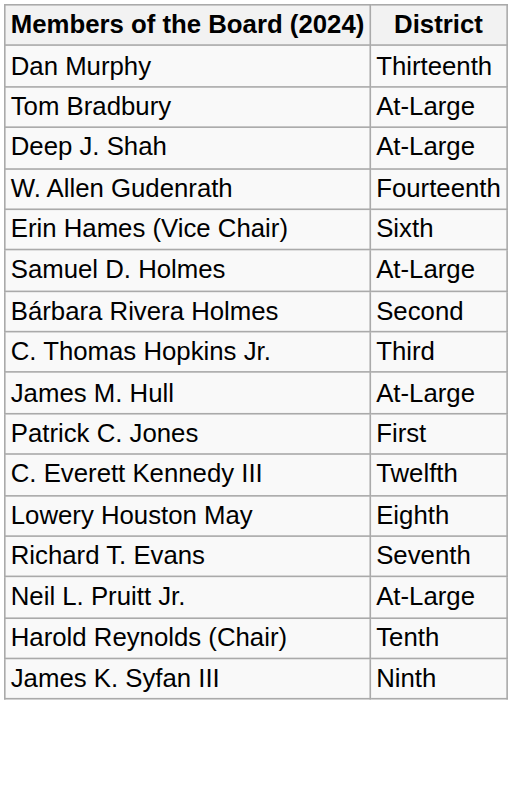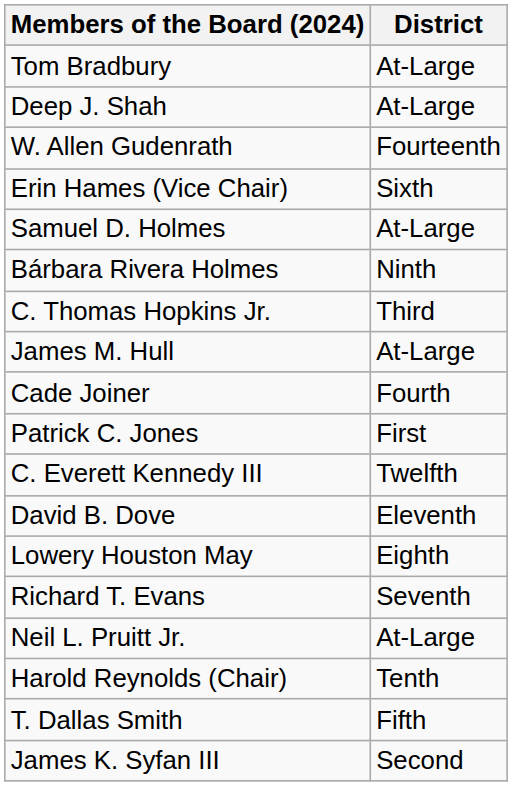- row: (81, 65)
(420, 310) Second -> (406, 270) Ninth
+ row: (80, 392)
+ row: (93, 515)
+ row: (97, 719)
(406, 678) Ninth -> (420, 760) Second
